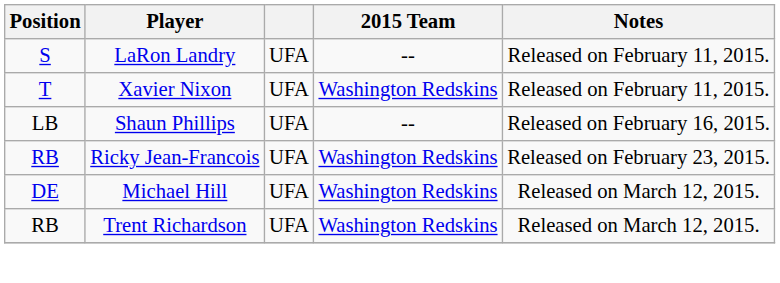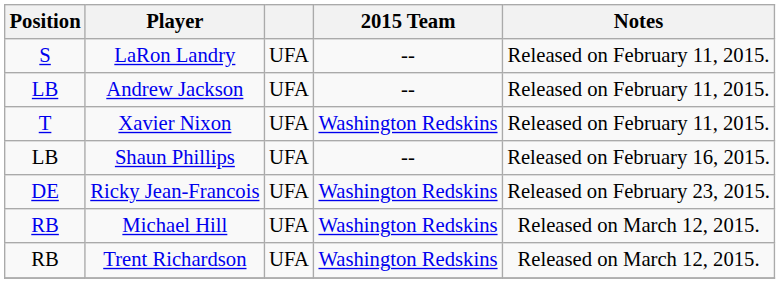+ row: (175, 89)
(45, 158) RB -> (45, 192) DE
(45, 192) DE -> (45, 226) RB
